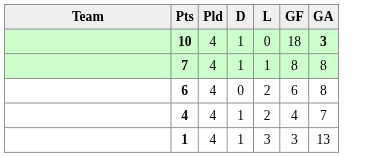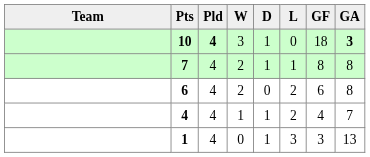+ column: (241, 16)
(213, 41) normal -> (213, 41) bold
